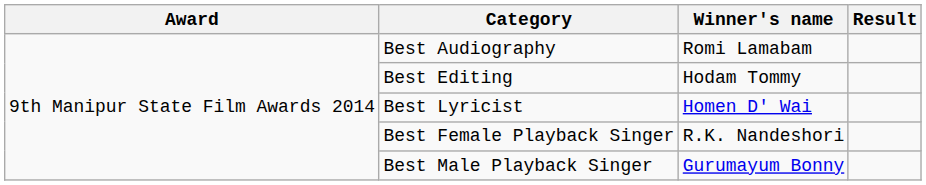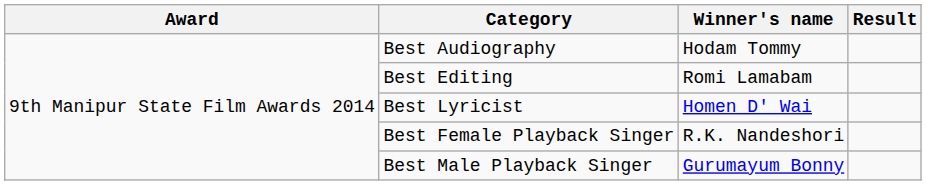(747, 49) Romi Lamabam -> (742, 49) Hodam Tommy
(742, 78) Hodam Tommy -> (747, 78) Romi Lamabam
